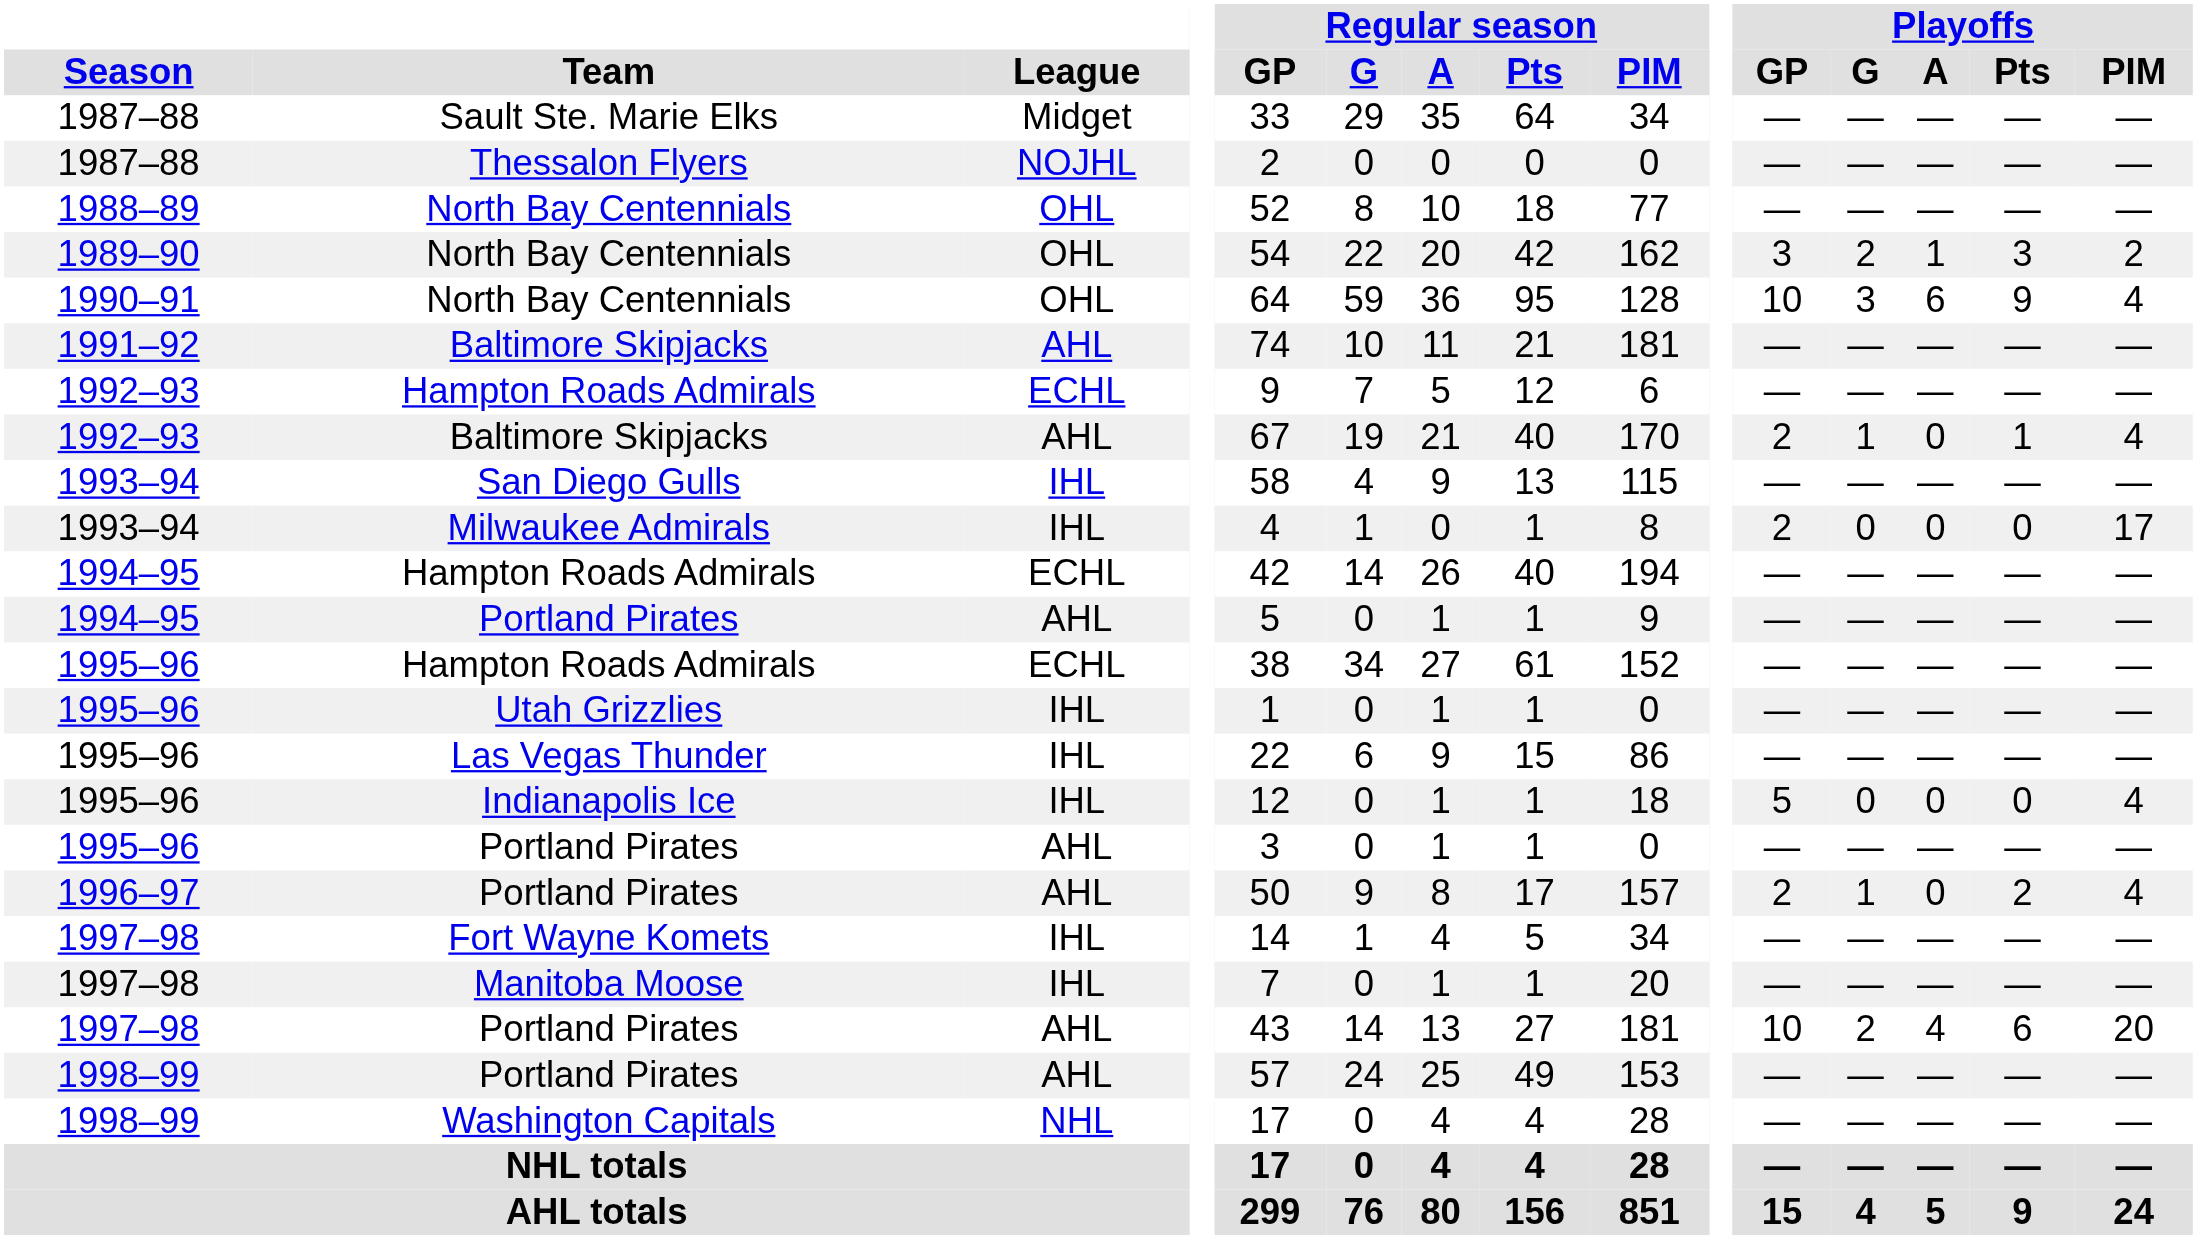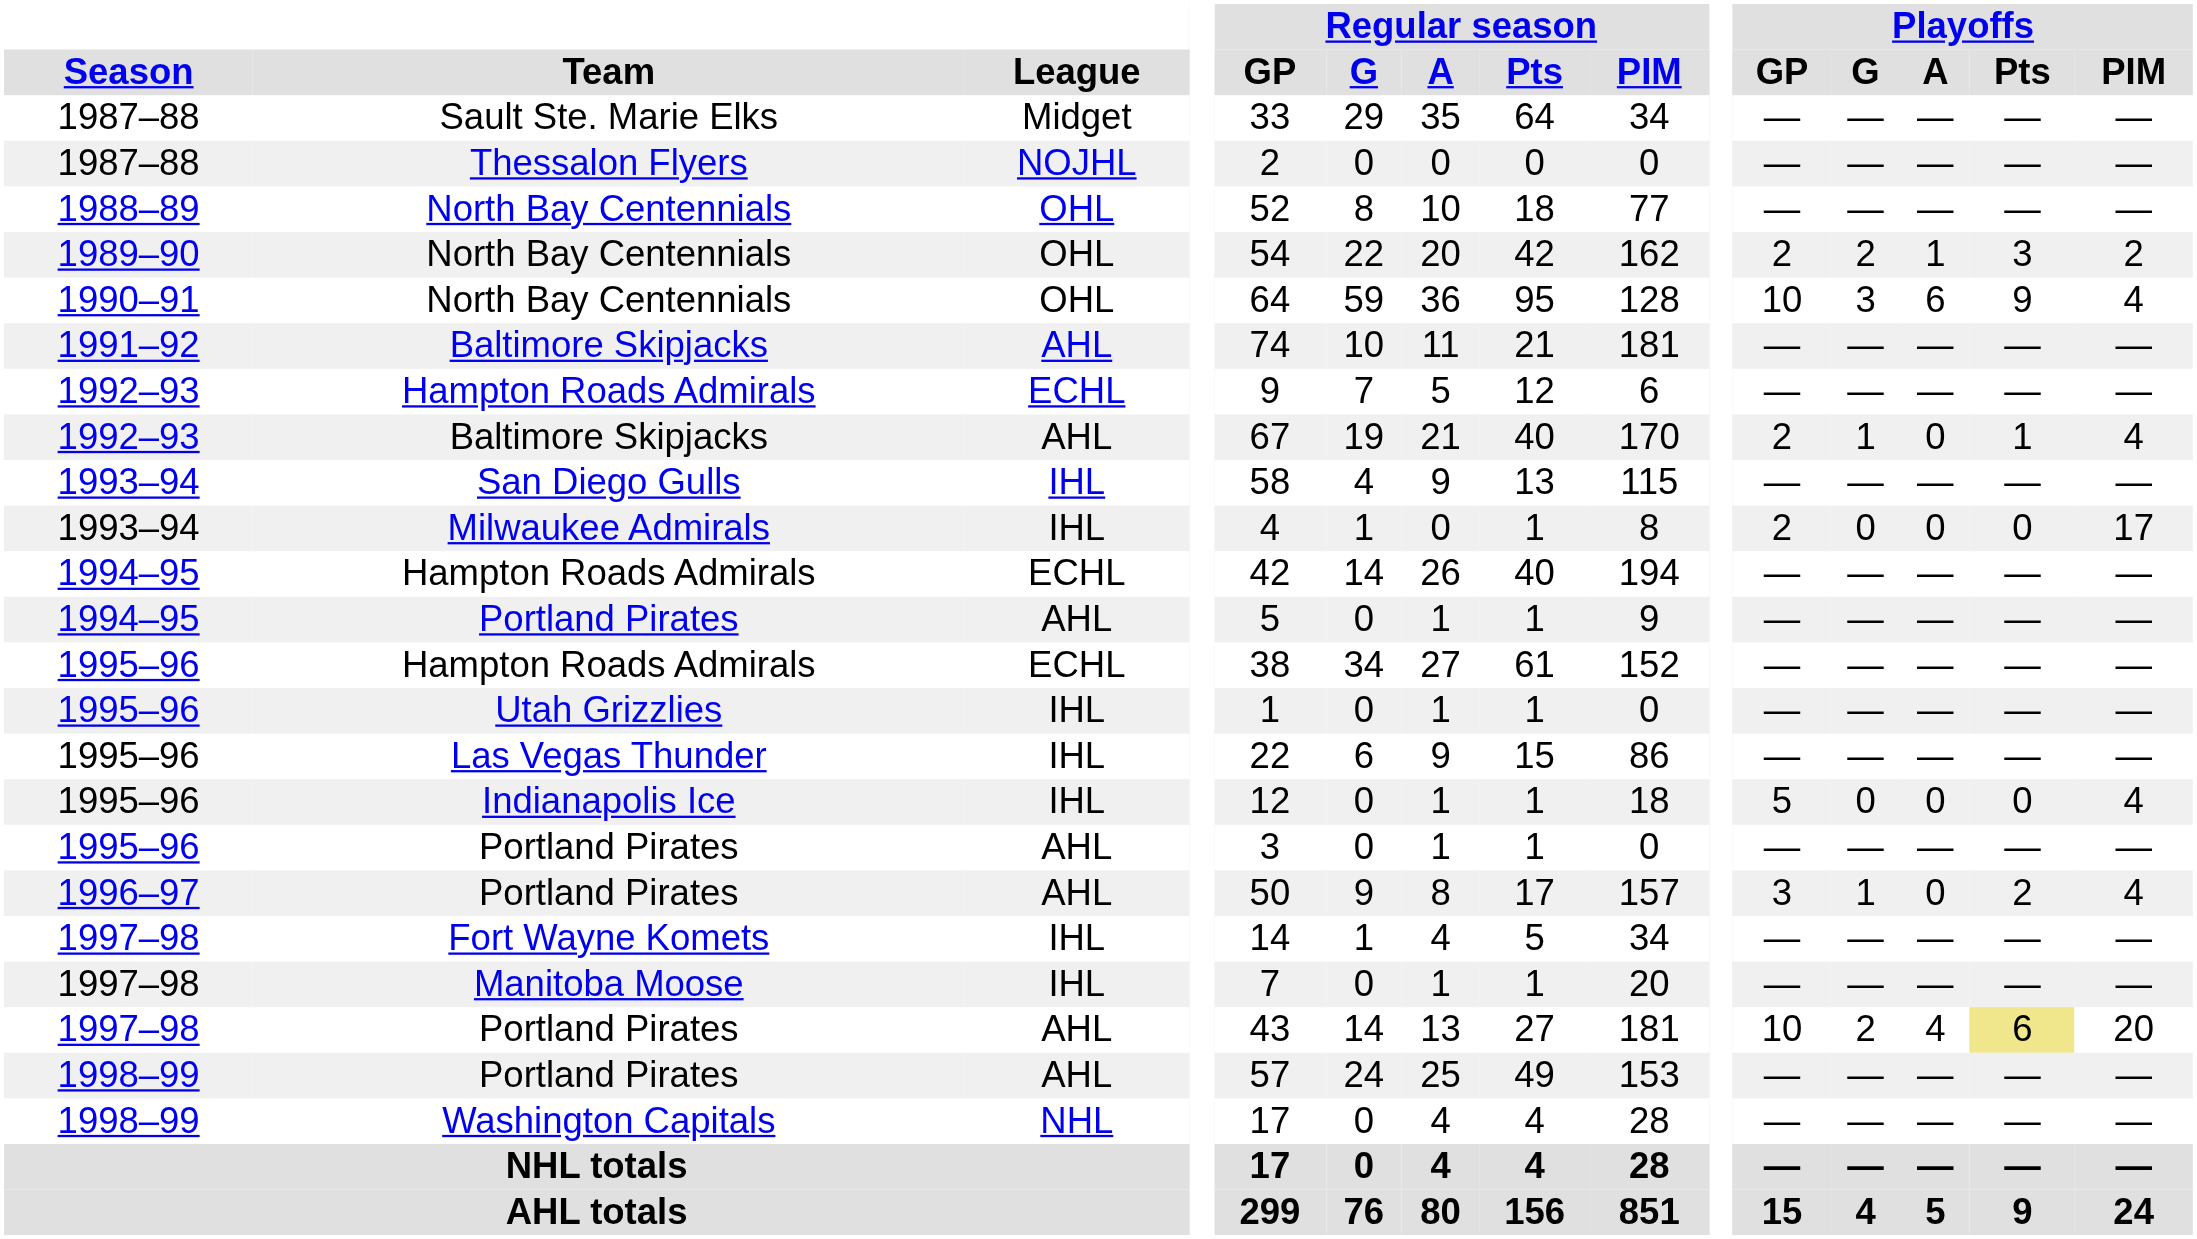(1782, 254) 3 -> (1782, 254) 2
(1782, 892) 2 -> (1782, 892) 3
(2022, 1029) no background -> (2022, 1029) khaki background
